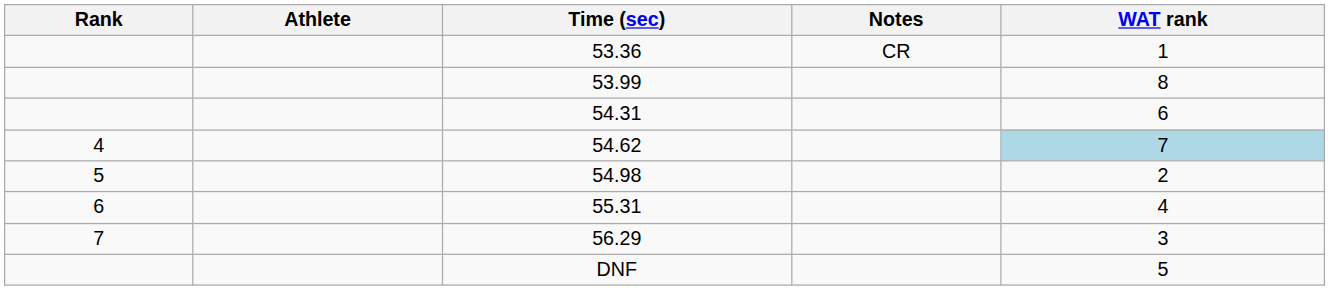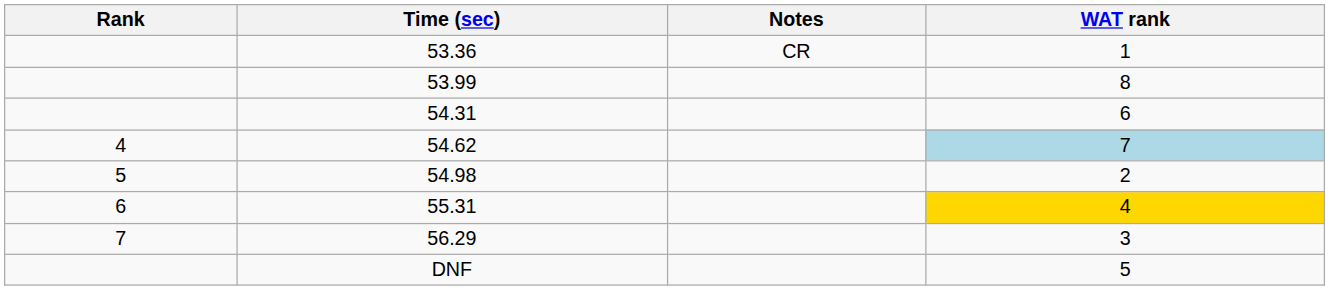- column: (318, 20)
(1163, 207) no background -> (1125, 207) gold background
